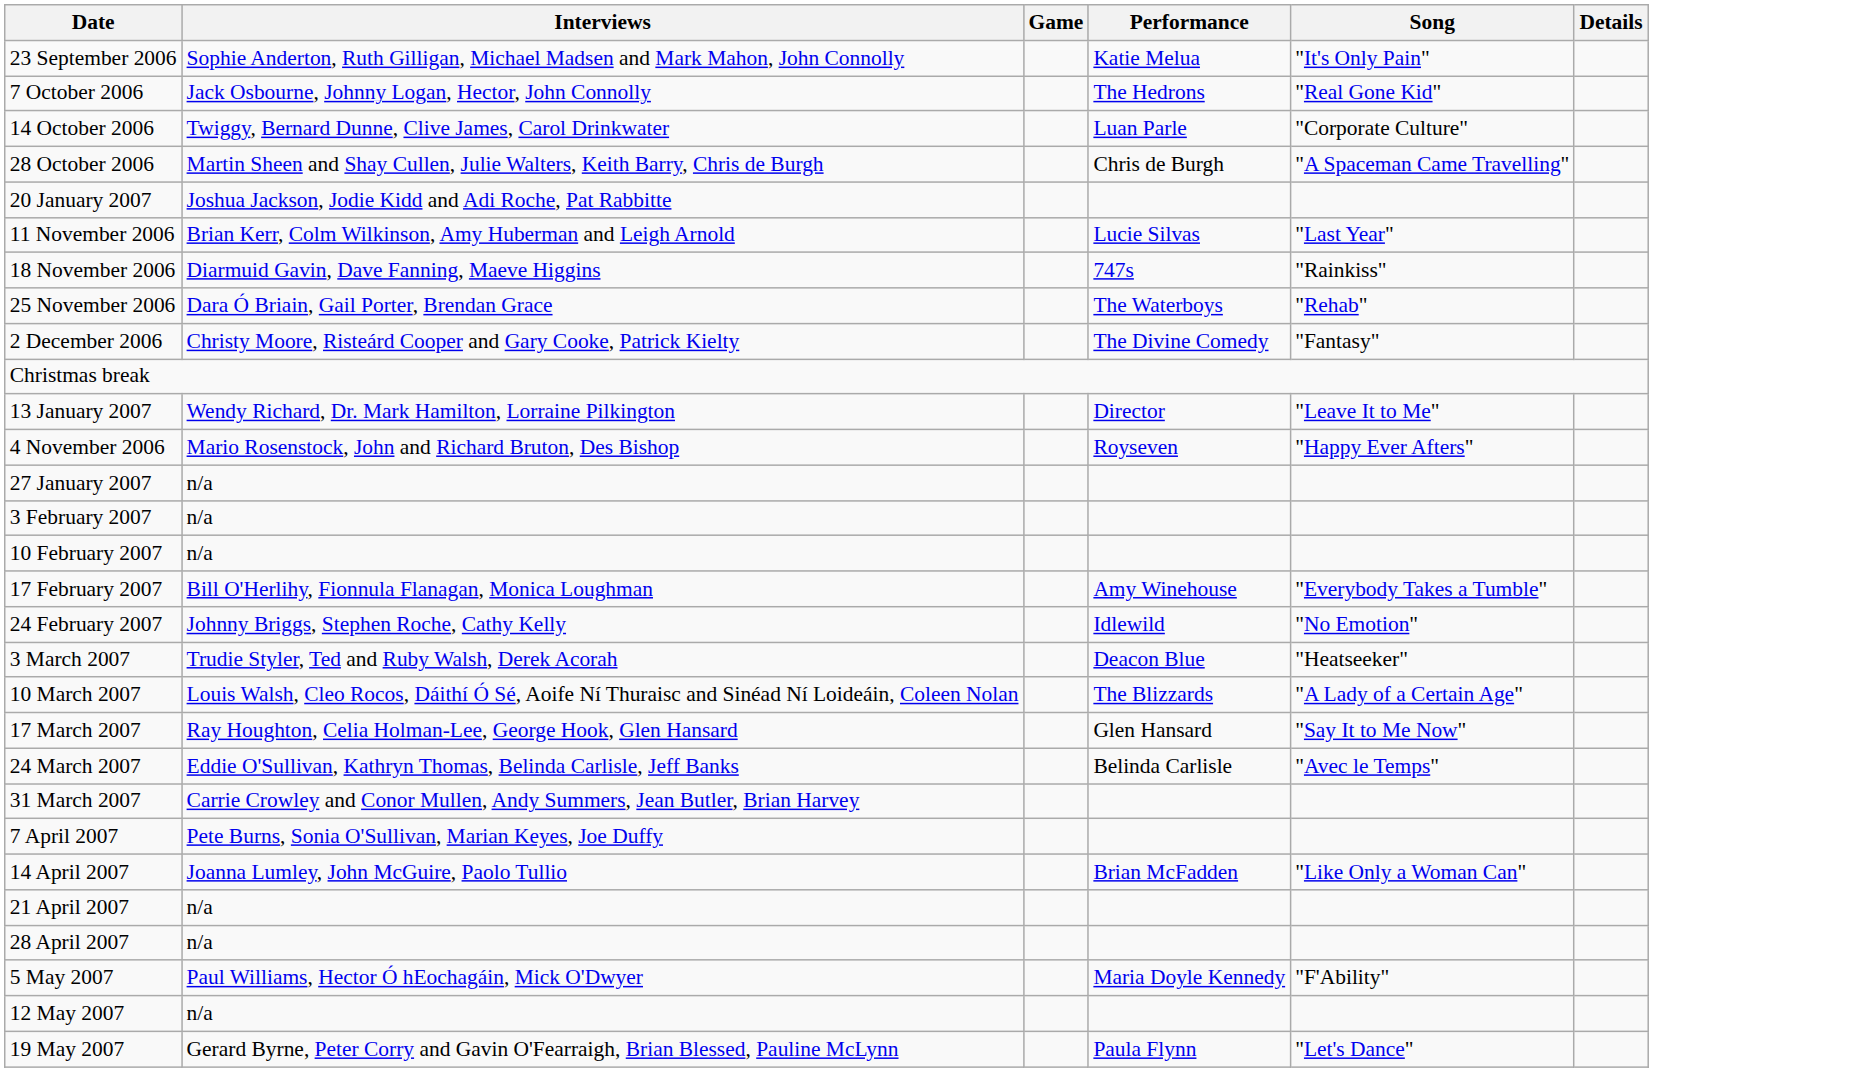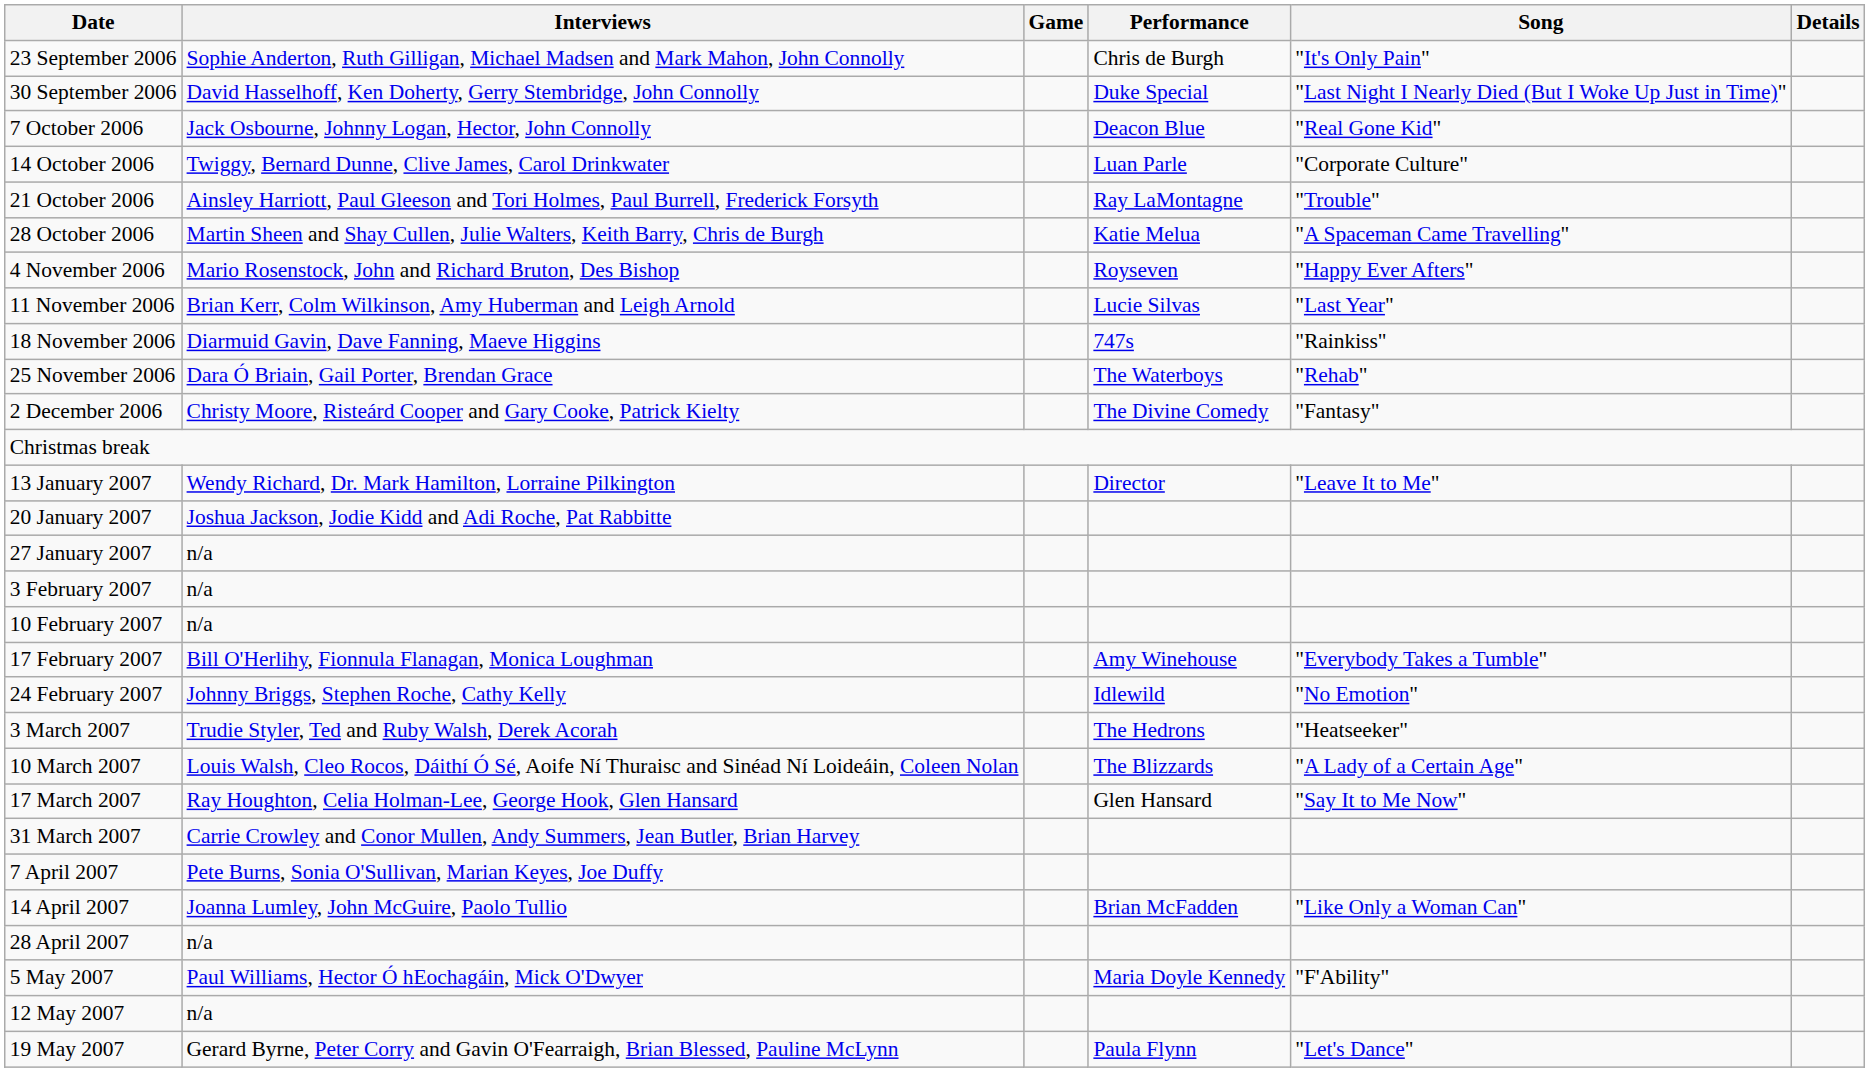(1147, 57) Katie Melua -> (1159, 57) Chris de Burgh
+ row: (93, 93)
(1149, 93) The Hedrons -> (1149, 128) Deacon Blue
+ row: (82, 199)
(1159, 164) Chris de Burgh -> (1147, 234) Katie Melua
rows swapped: (87, 447) <-> (81, 199)
(1149, 659) Deacon Blue -> (1149, 730) The Hedrons
- row: (75, 765)
- row: (69, 907)
